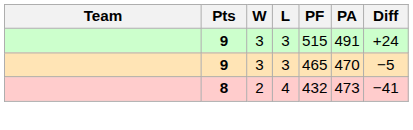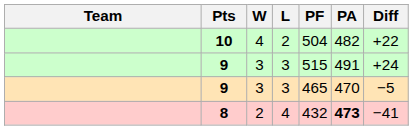+ row: (224, 40)
(347, 88) normal -> (347, 112) bold
